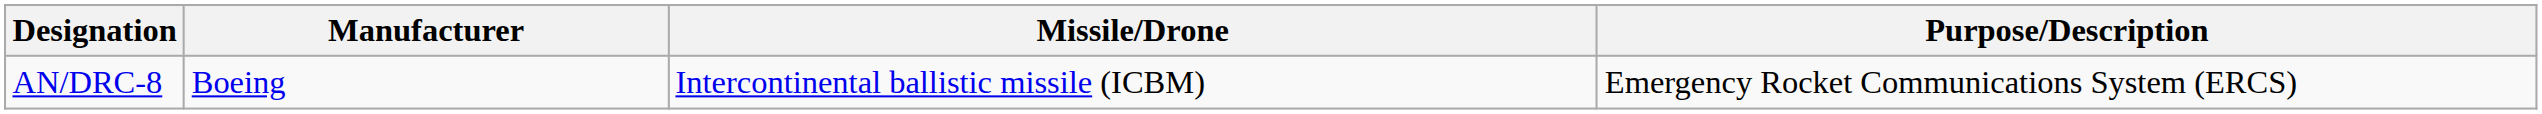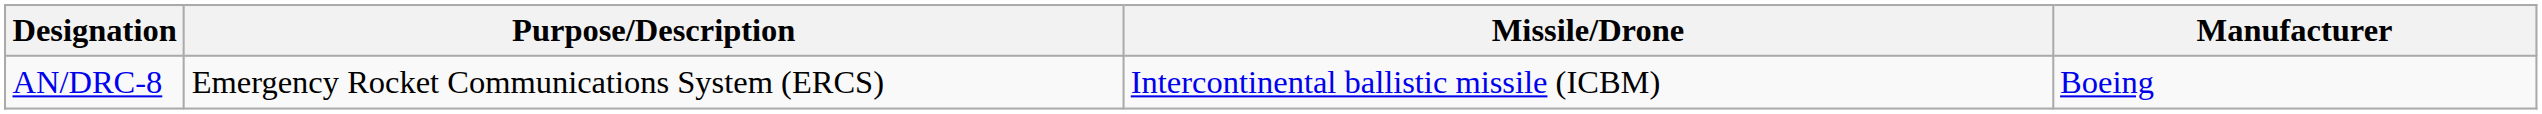columns swapped: (2067, 30) <-> (426, 30)
